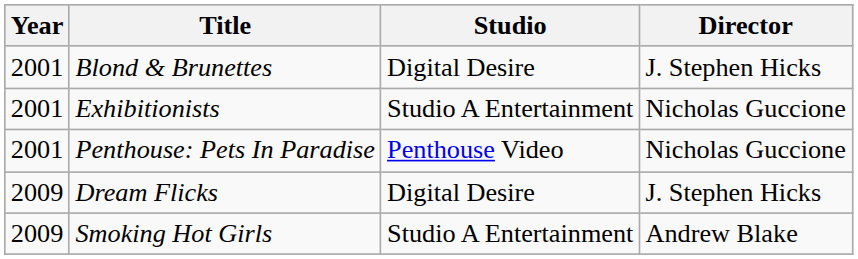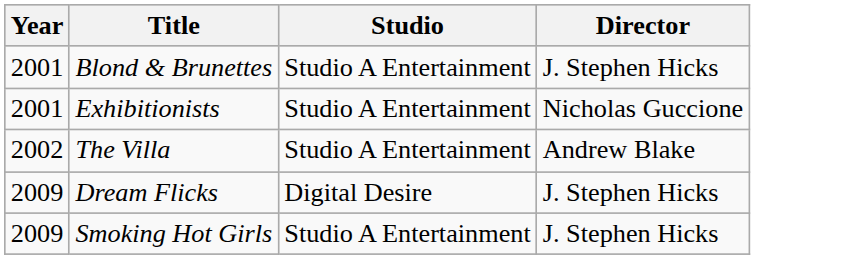(461, 66) Digital Desire -> (408, 66) Studio A Entertainment
- row: (225, 150)
+ row: (123, 150)
(722, 233) Andrew Blake -> (631, 233) J. Stephen Hicks
